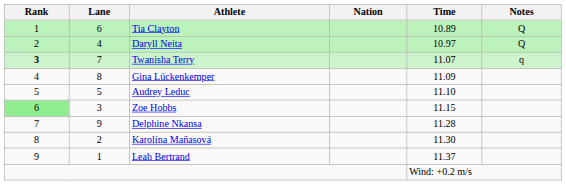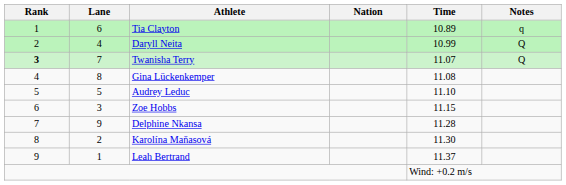(522, 28) Q -> (522, 28) q
(444, 44) 10.97 -> (444, 44) 10.99
(522, 60) q -> (522, 60) Q
(444, 76) 11.09 -> (444, 76) 11.08
(37, 108) lightgreen background -> (37, 108) no background
